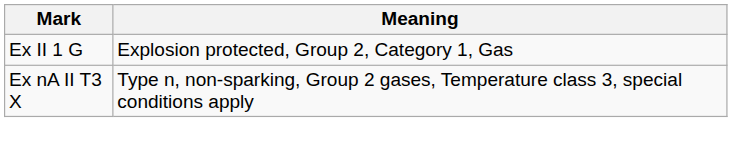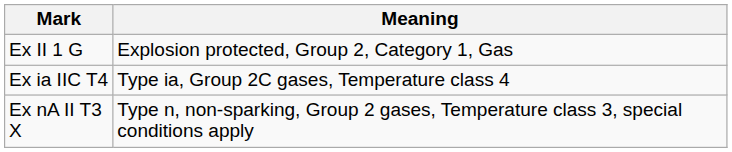+ row: (59, 79)
